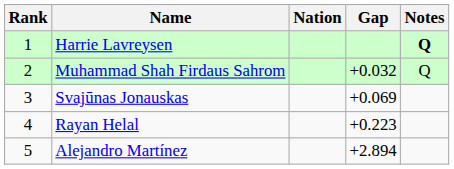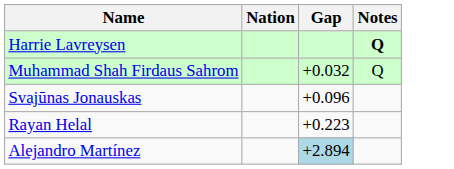- column: (28, 17)
(373, 97) +0.069 -> (326, 97) +0.096
(373, 151) no background -> (326, 151) lightblue background
